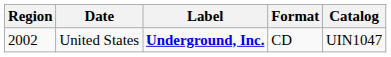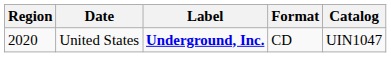(23, 39) 2002 -> (23, 39) 2020
